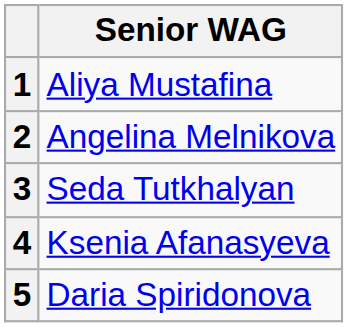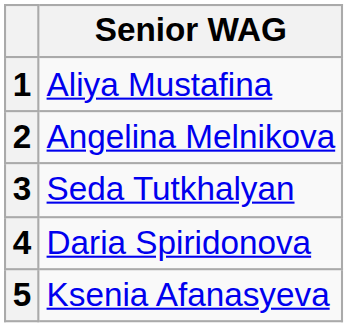(188, 242) Ksenia Afanasyeva -> (179, 242) Daria Spiridonova
(179, 294) Daria Spiridonova -> (188, 294) Ksenia Afanasyeva
